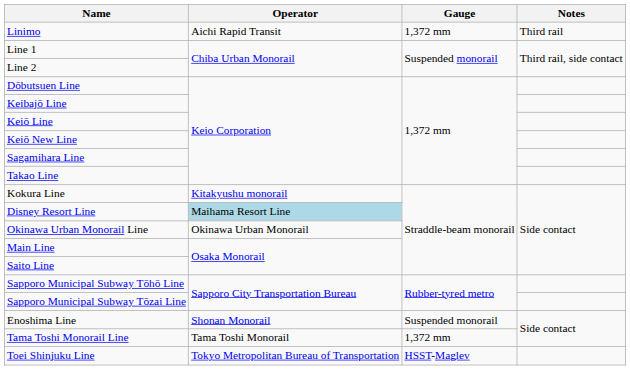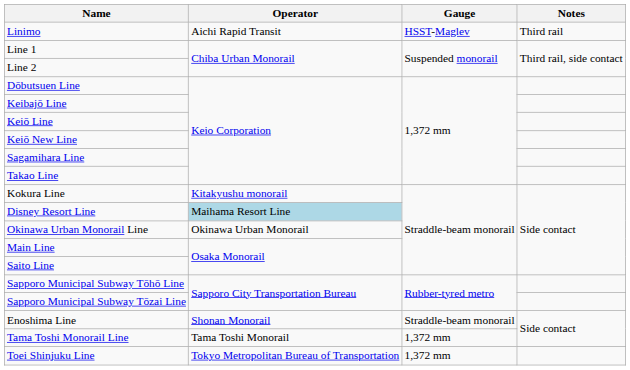(428, 31) 1,372 mm -> (437, 31) HSST-Maglev
(451, 319) Suspended monorail -> (460, 319) Straddle-beam monorail
(437, 355) HSST-Maglev -> (428, 355) 1,372 mm
